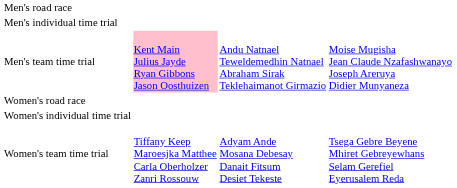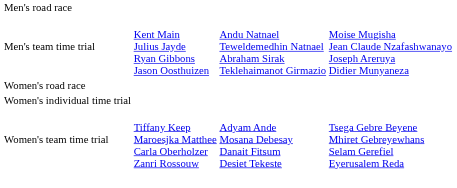- row: (61, 22)
(171, 67) pink background -> (171, 53) no background
